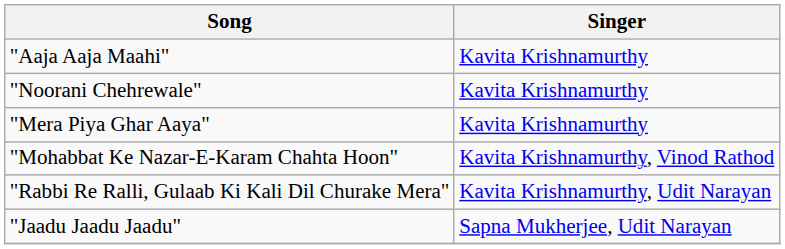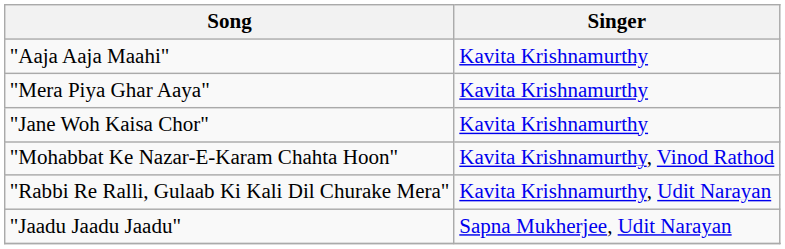- row: (106, 89)
+ row: (109, 123)
